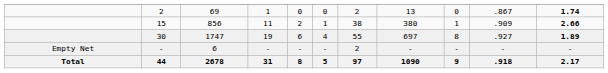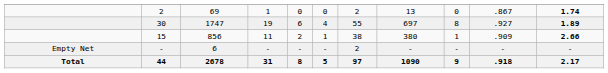rows swapped: (161, 36) <-> (161, 23)
